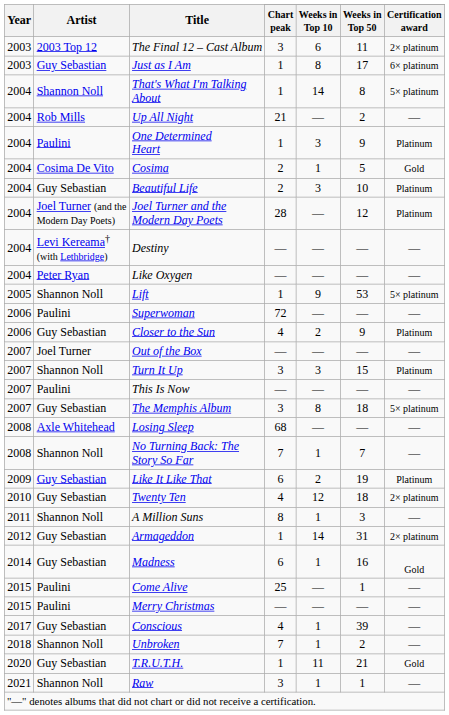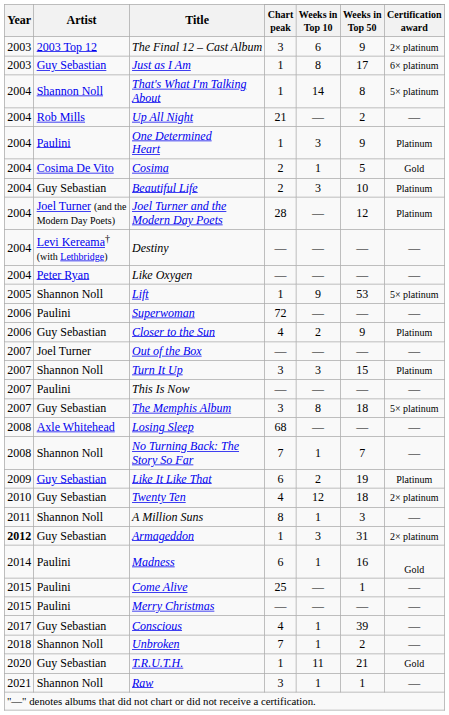(362, 46) 11 -> (362, 46) 9
(19, 535) normal -> (19, 535) bold
(318, 535) 14 -> (318, 535) 3
(72, 561) Guy Sebastian -> (54, 561) Paulini
